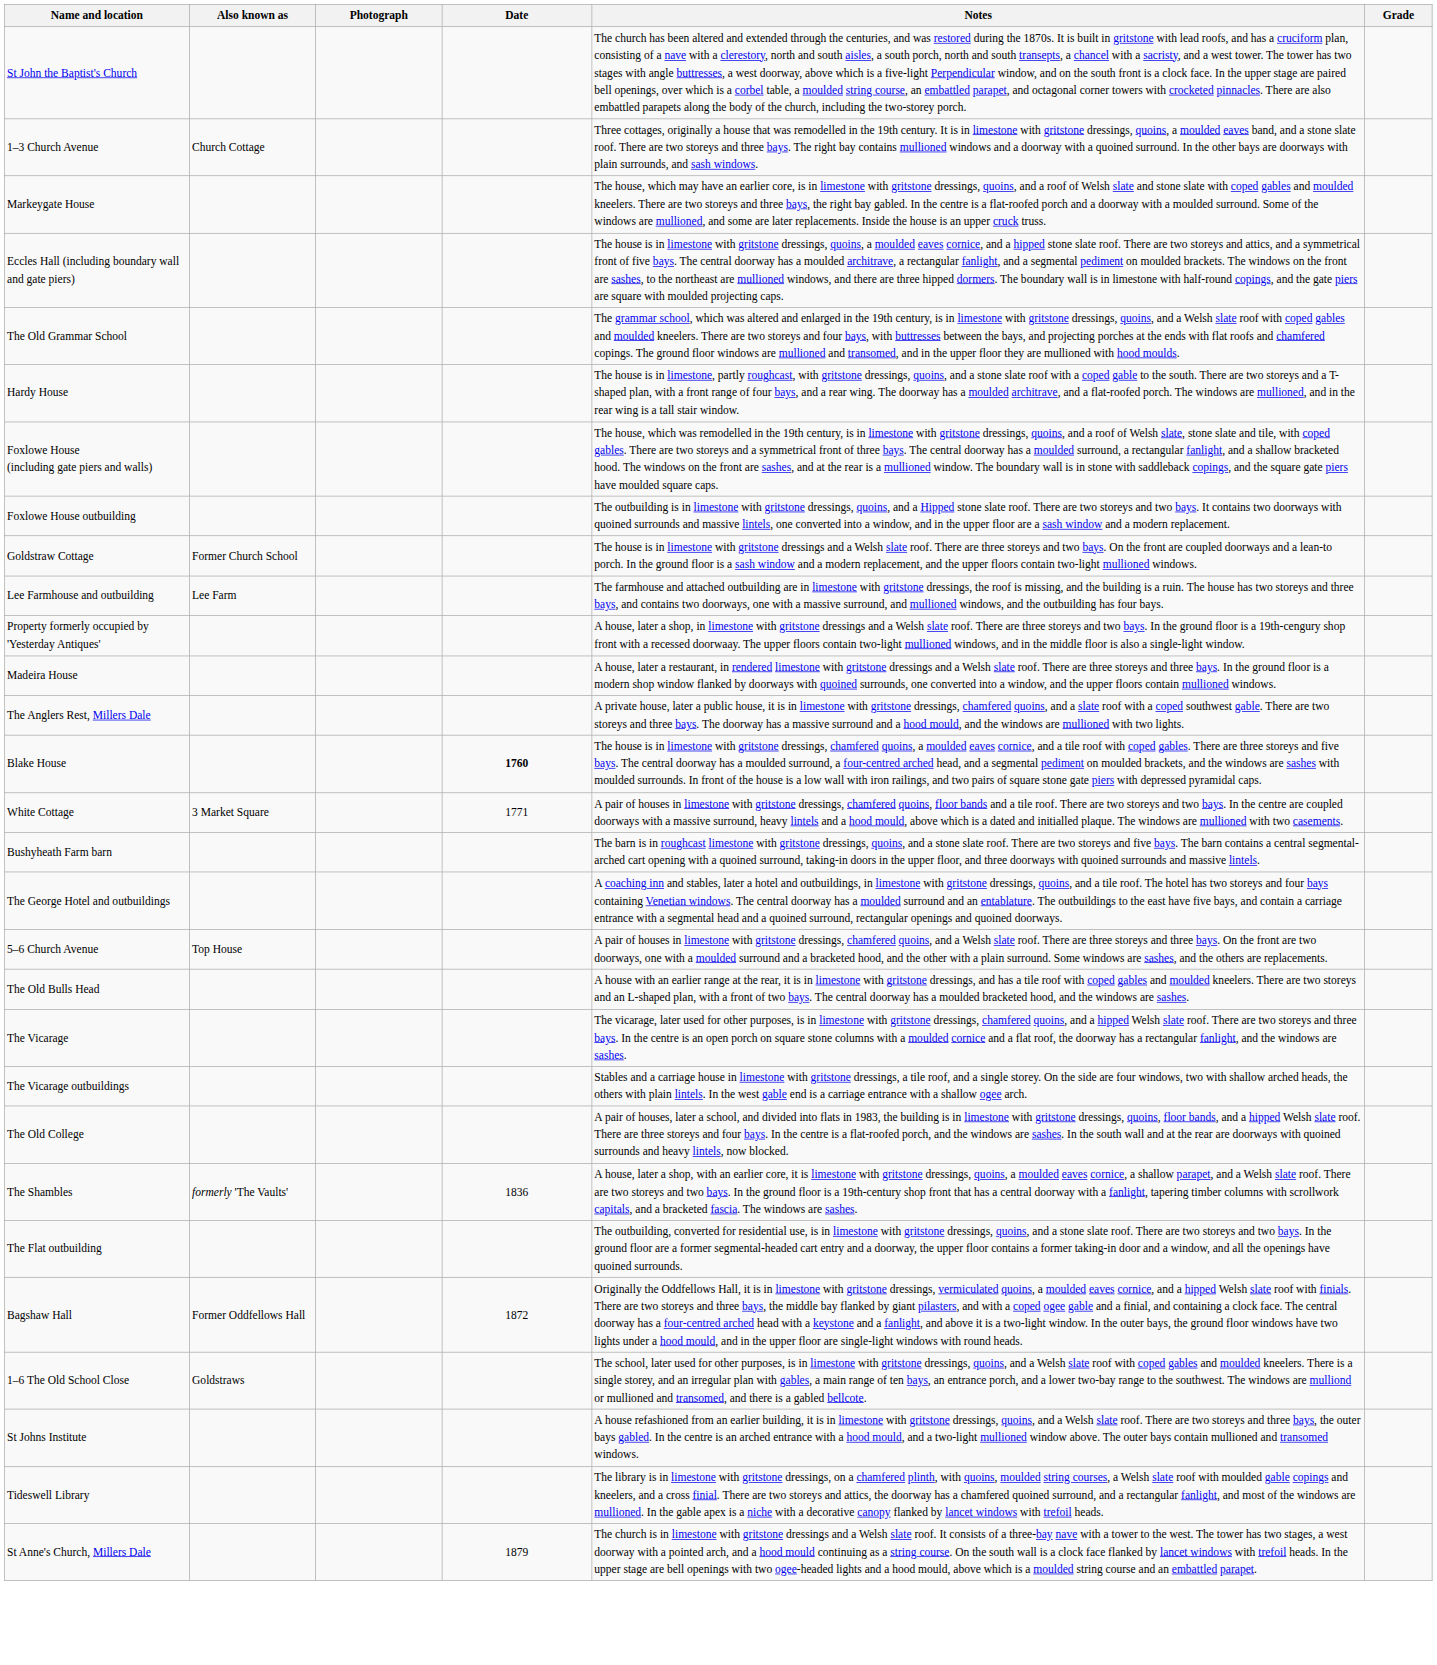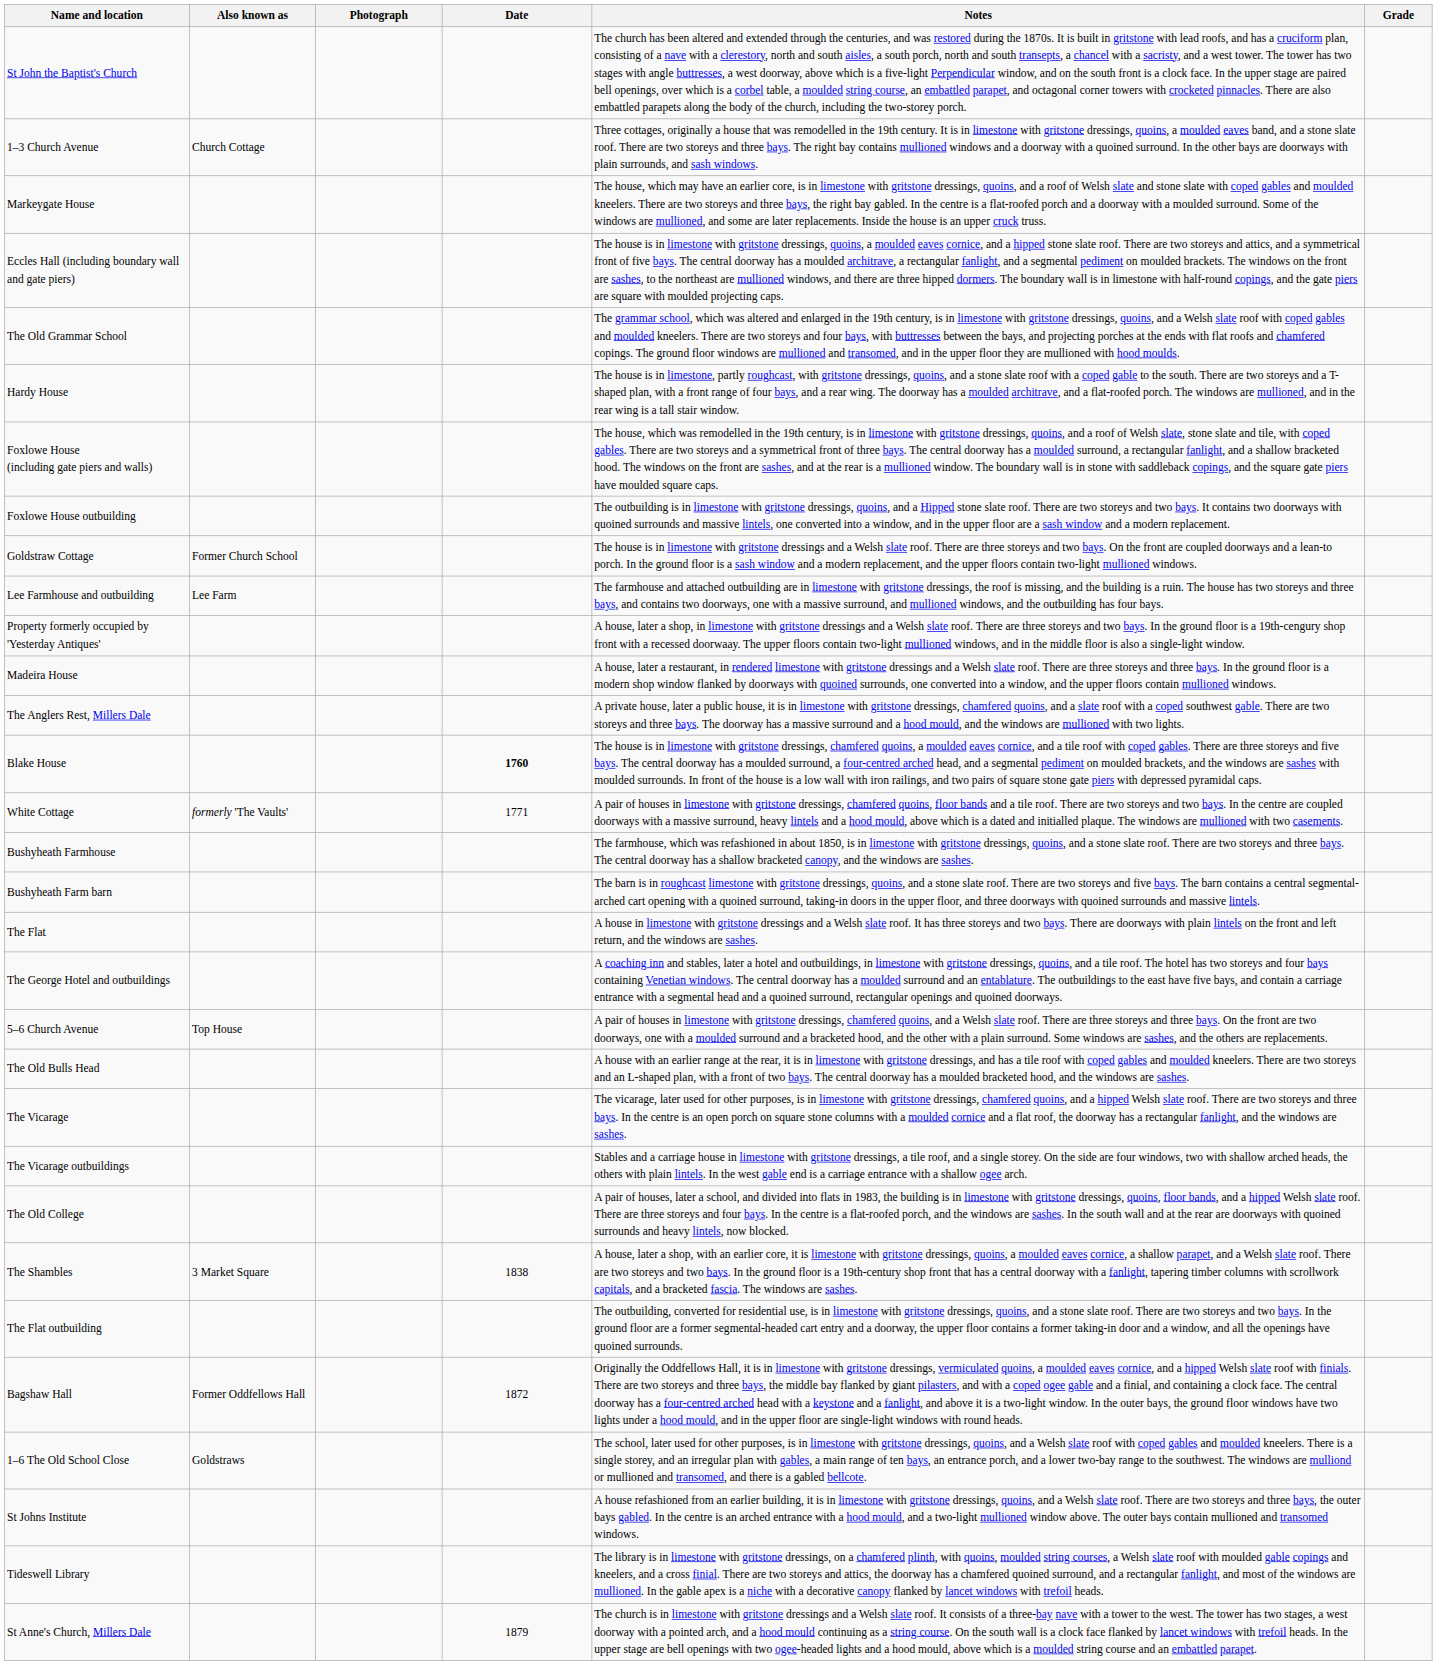(230, 812) 3 Market Square -> (240, 812) formerly 'The Vaults'
+ row: (61, 852)
+ row: (26, 932)
(240, 1192) formerly 'The Vaults' -> (230, 1271) 3 Market Square
(517, 1192) 1836 -> (517, 1271) 1838
